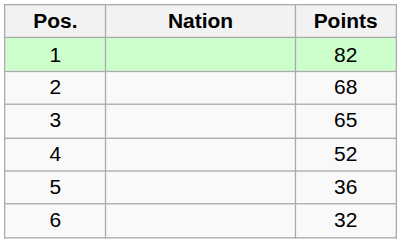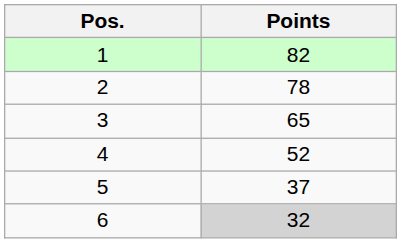- column: (200, 21)
(346, 87) 68 -> (298, 87) 78
(346, 187) 36 -> (298, 187) 37
(346, 220) no background -> (298, 220) lightgrey background
